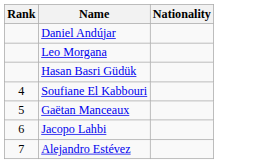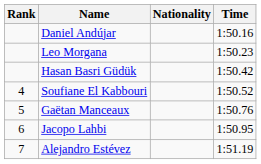+ column: (235, 14)
